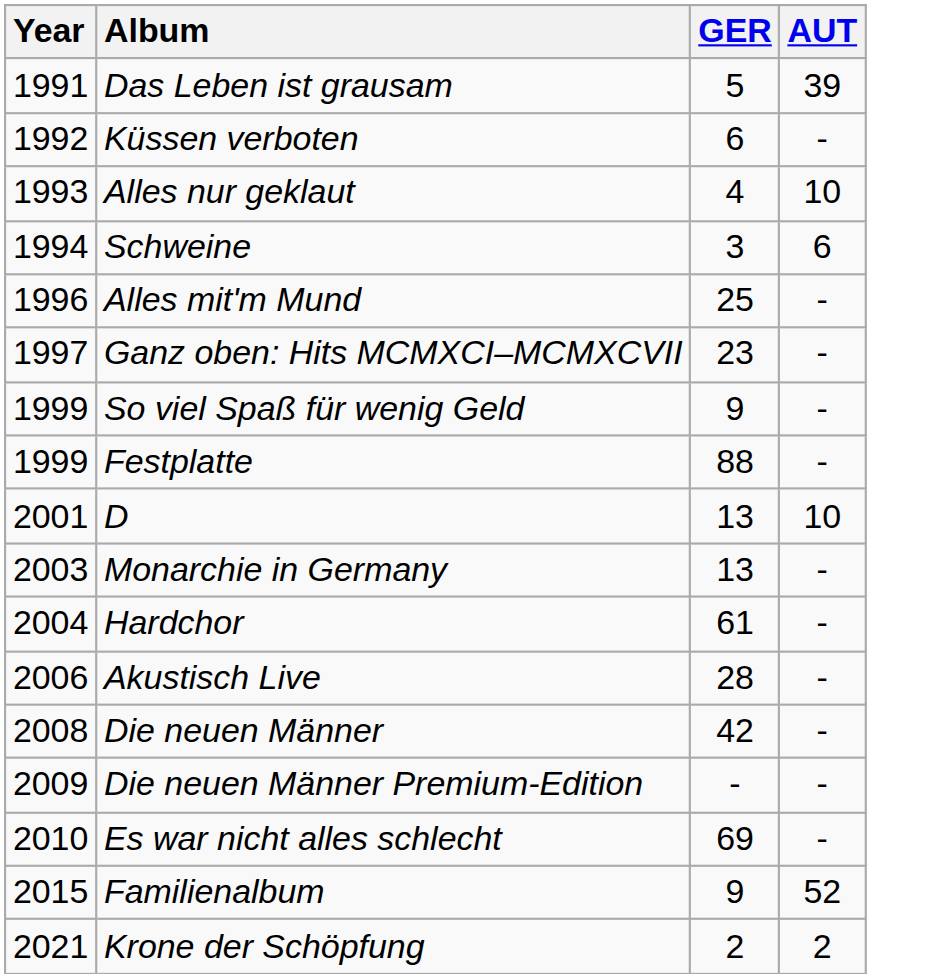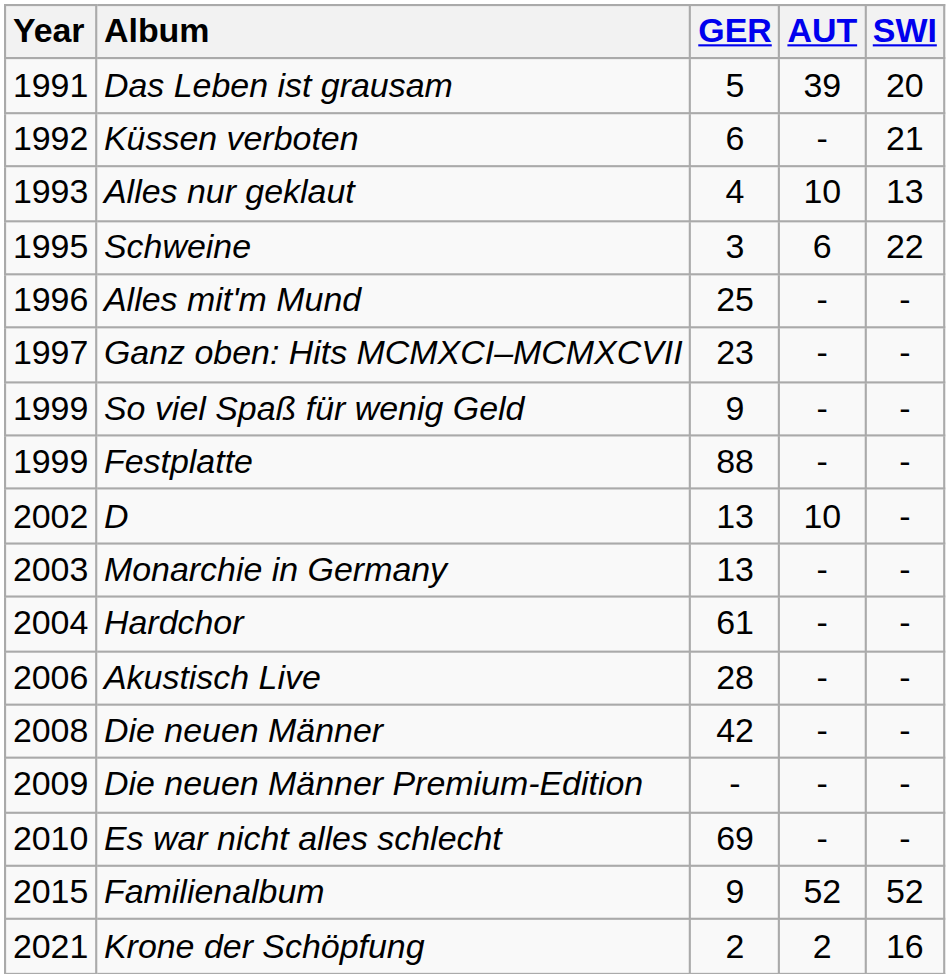+ column: (905, 31)
(51, 246) 1994 -> (51, 246) 1995
(51, 515) 2001 -> (51, 515) 2002
